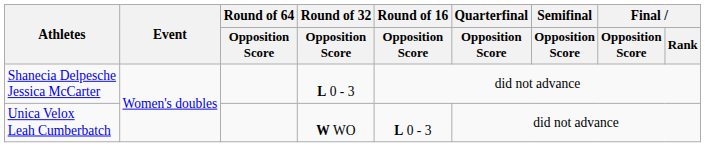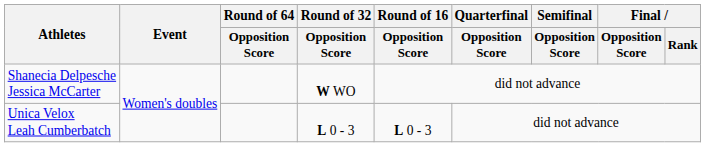(336, 91) L 0 - 3 -> (336, 91) W WO
(336, 130) W WO -> (336, 130) L 0 - 3
